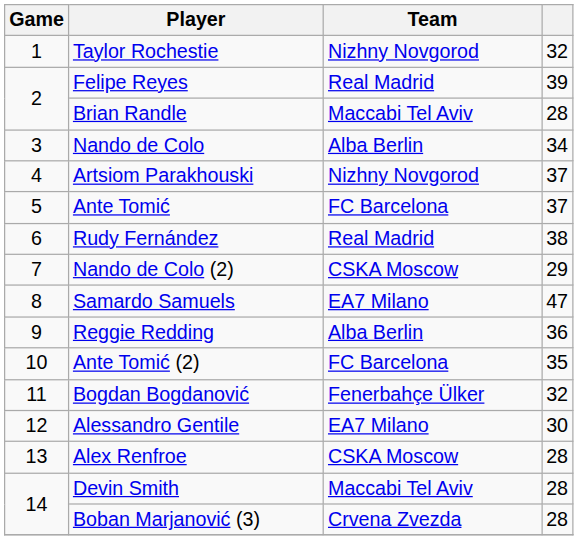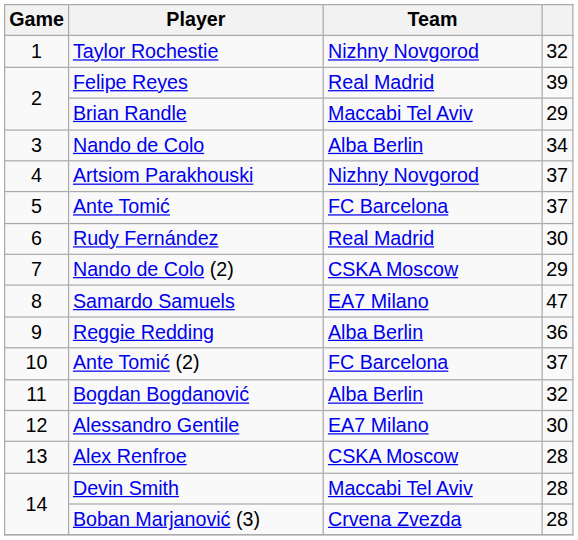(557, 113) 28 -> (557, 113) 29
(557, 238) 38 -> (557, 238) 30
(557, 363) 35 -> (557, 363) 37
(406, 394) Fenerbahçe Ülker -> (376, 394) Alba Berlin
